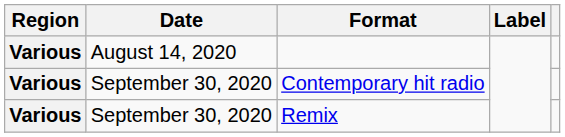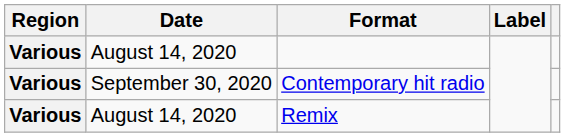(181, 115) September 30, 2020 -> (164, 115) August 14, 2020
